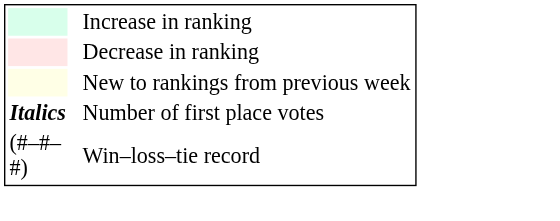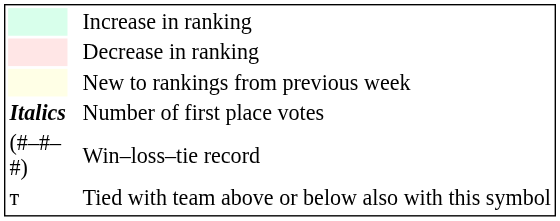+ row: (317, 198)
